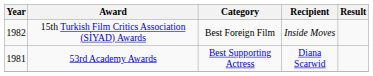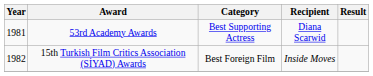rows swapped: (113, 58) <-> (113, 32)
